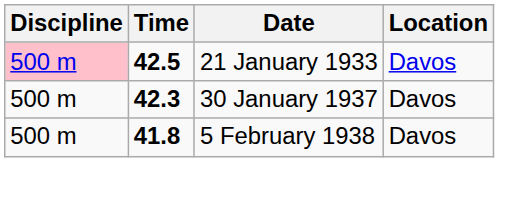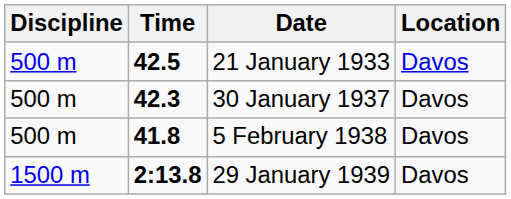(43, 61) pink background -> (43, 61) no background
+ row: (301, 174)
